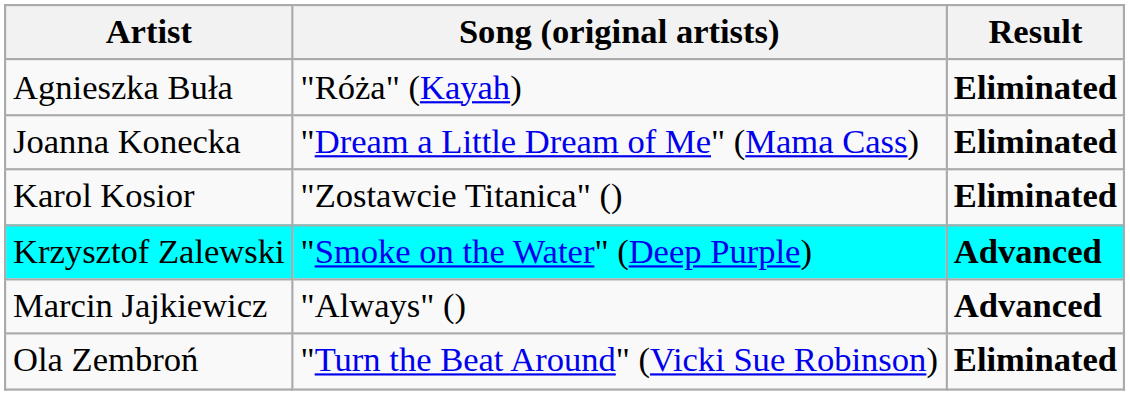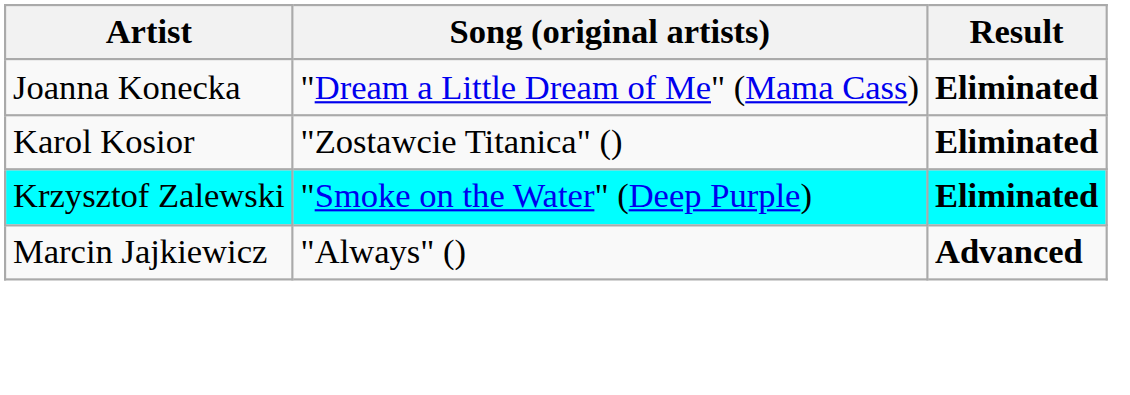- row: (123, 86)
(1028, 251) Advanced -> (1017, 196) Eliminated
- row: (106, 360)
